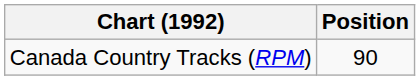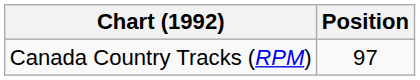(365, 57) 90 -> (365, 57) 97
